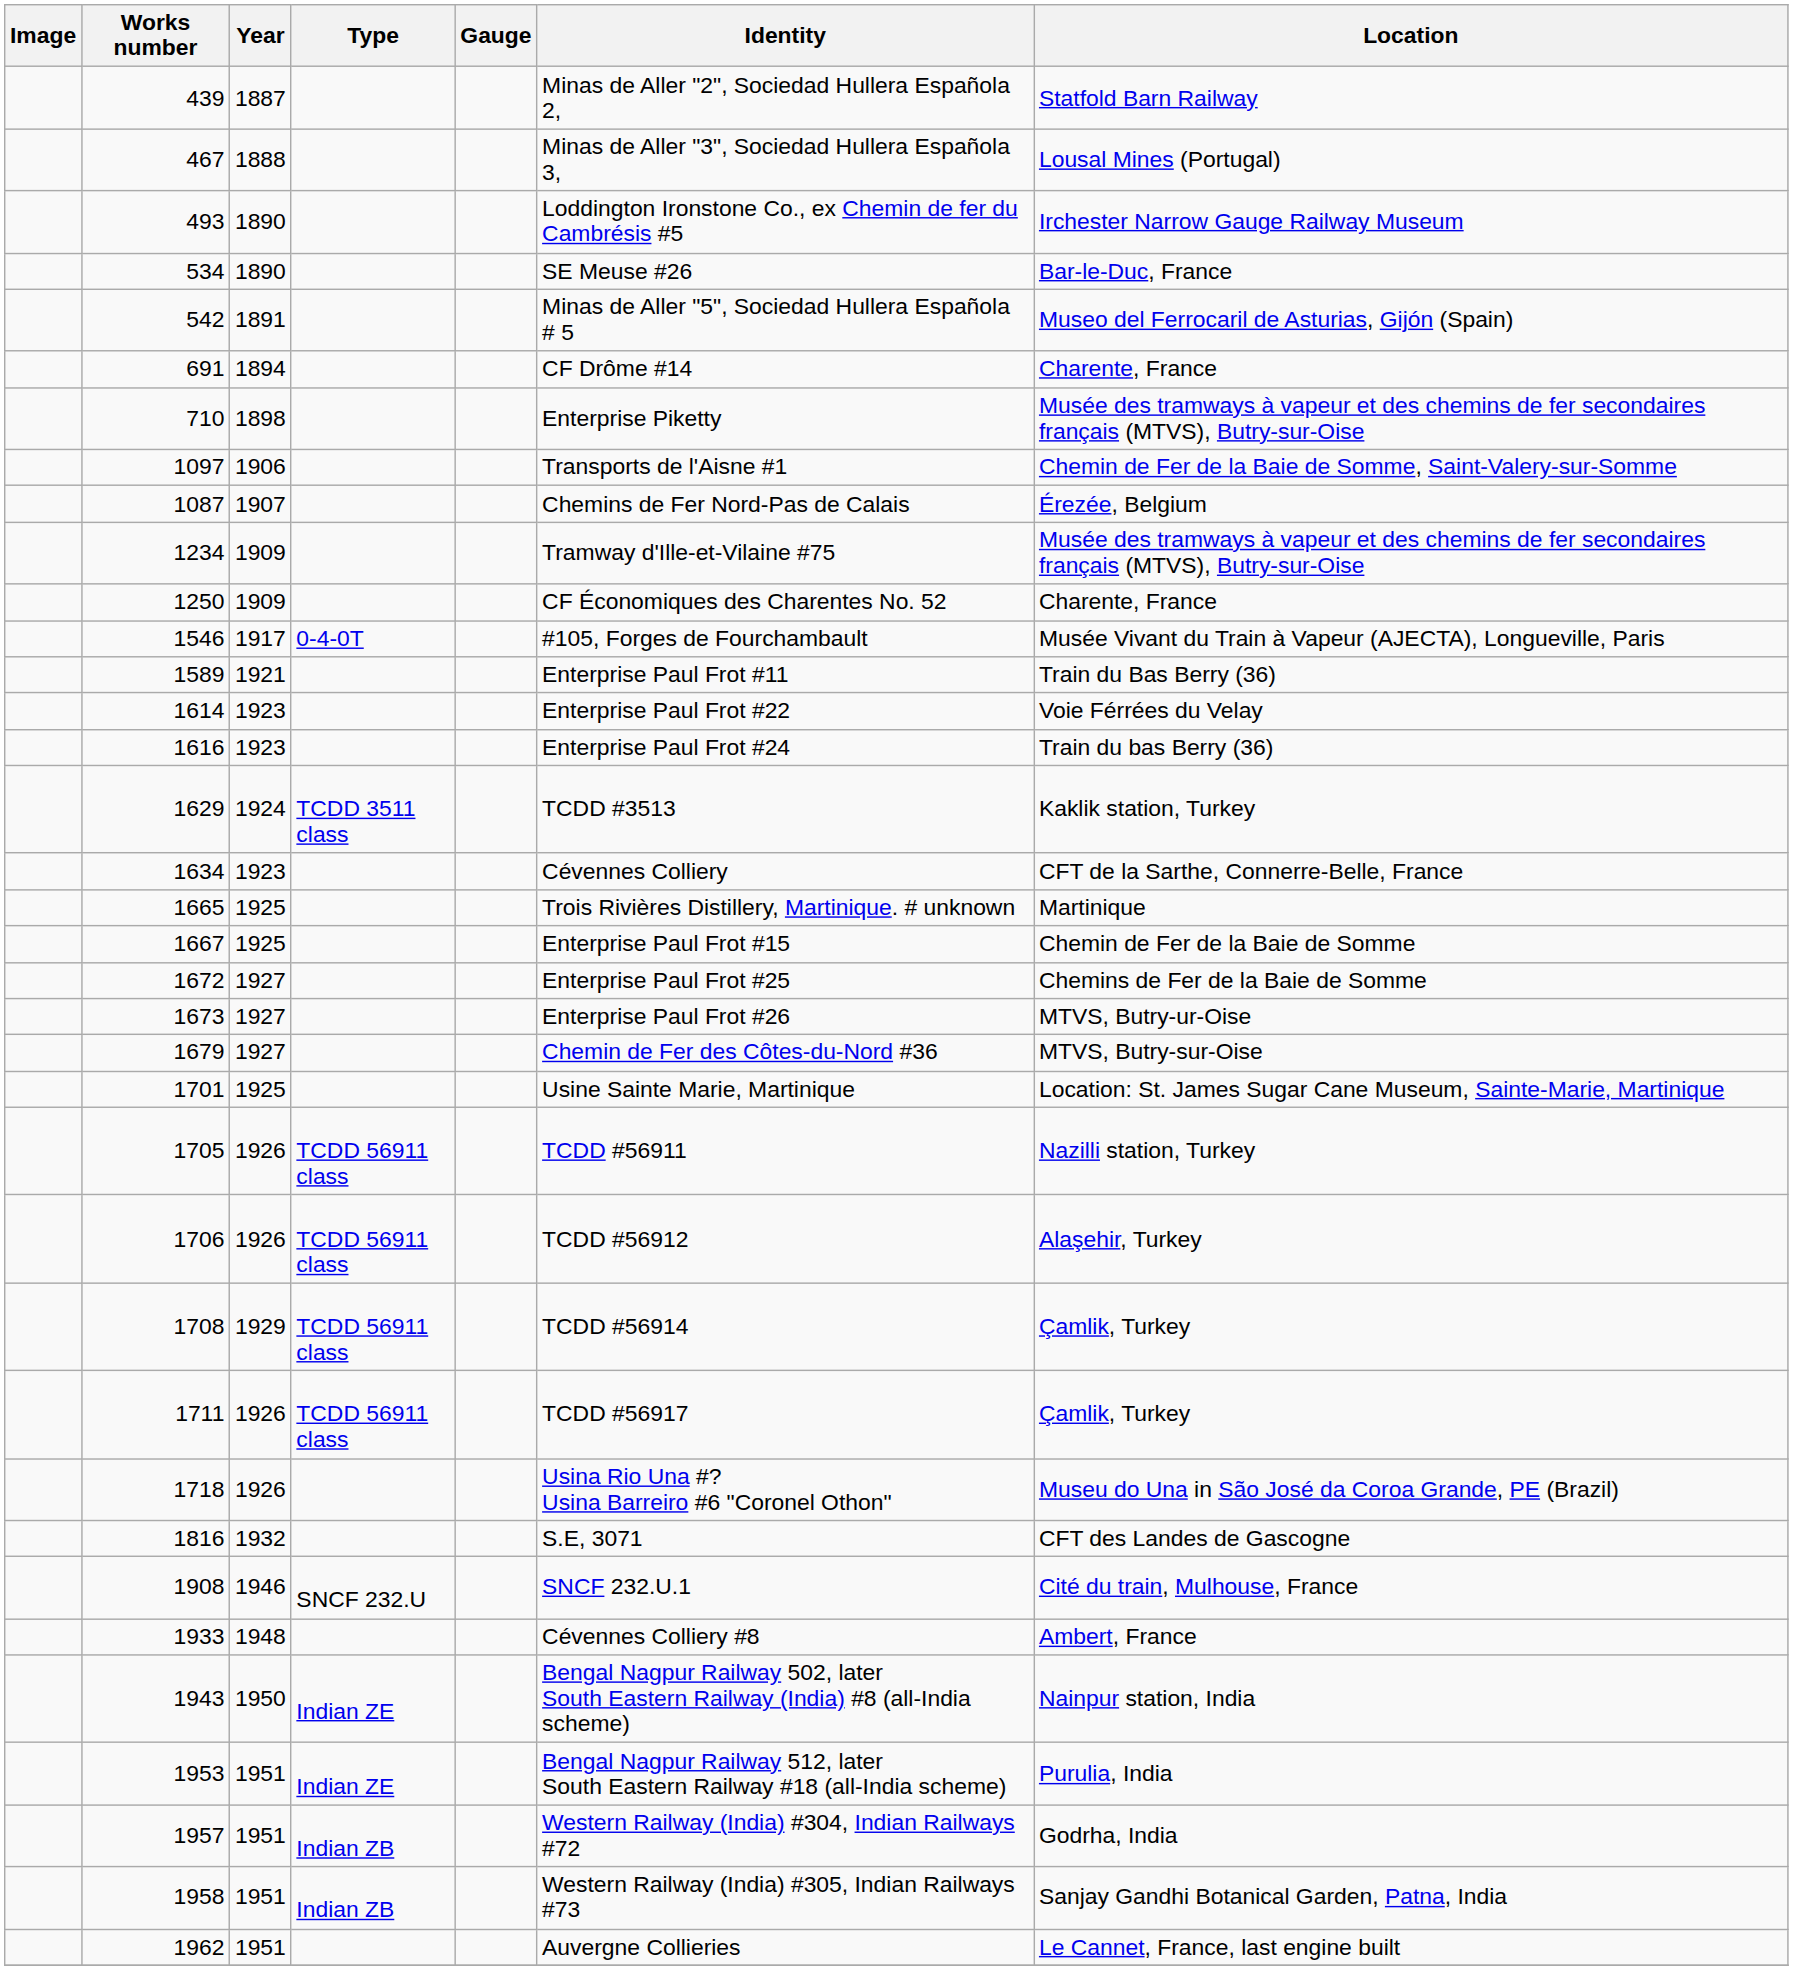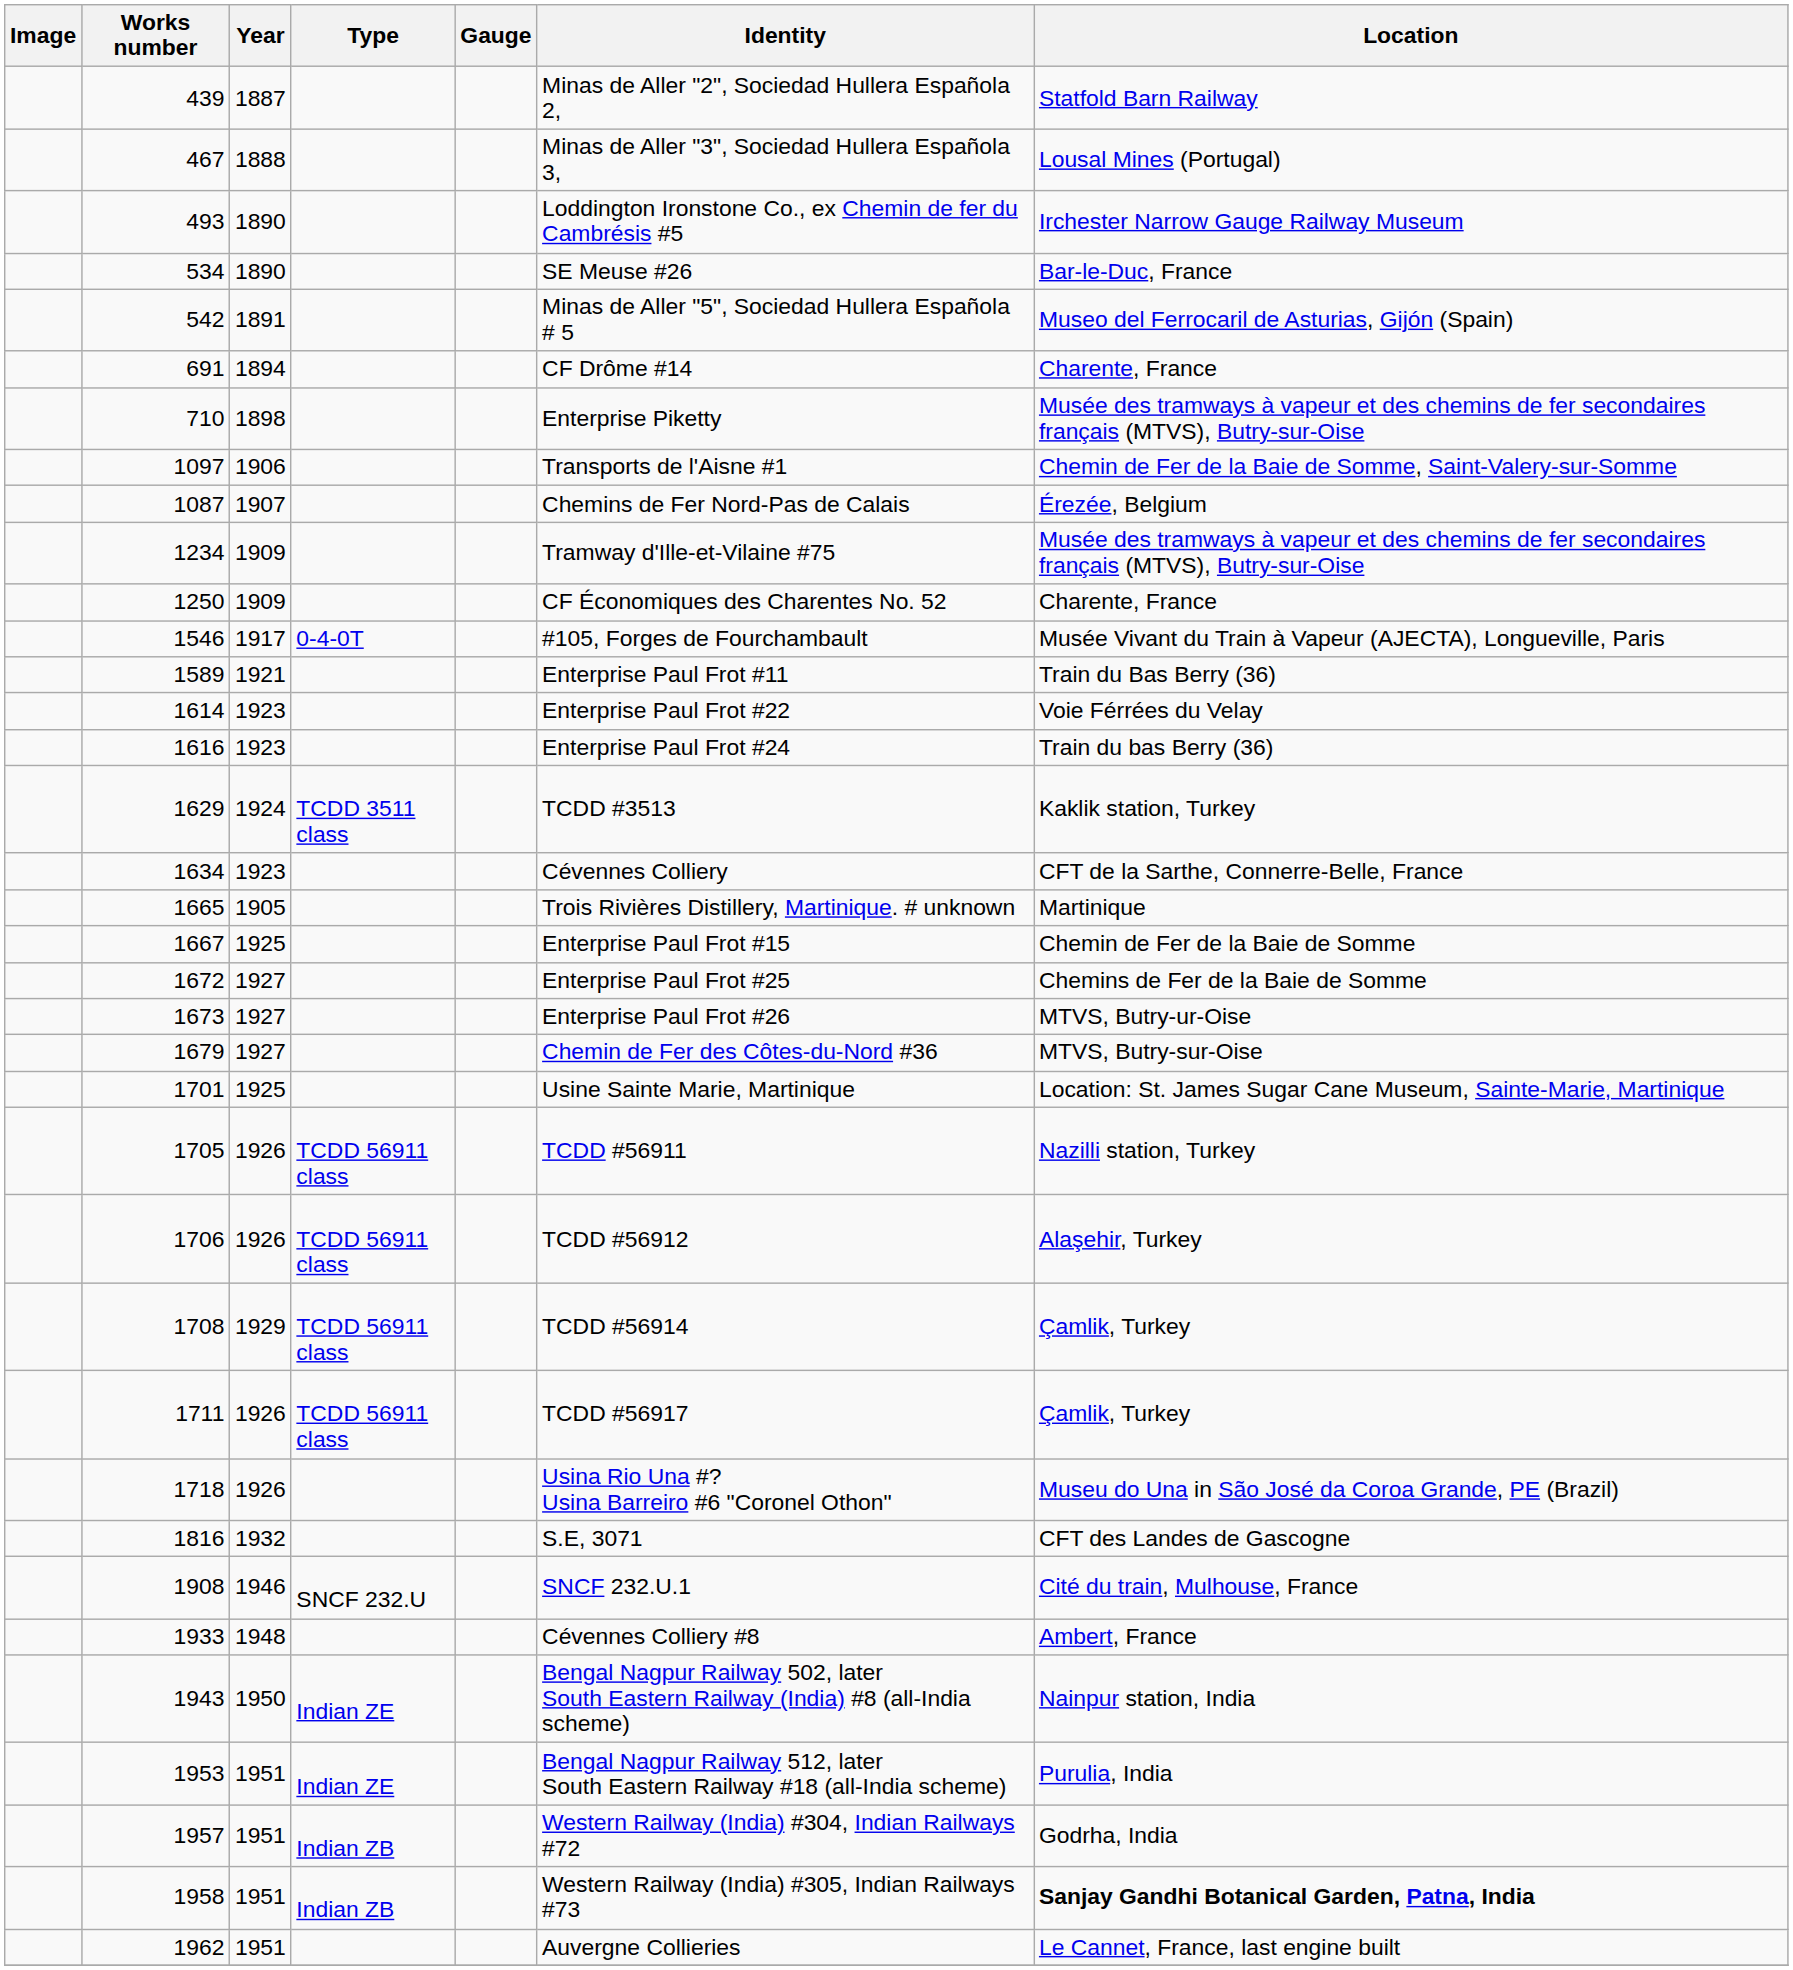(260, 907) 1925 -> (260, 907) 1905
(1273, 1897) normal -> (1287, 1897) bold
